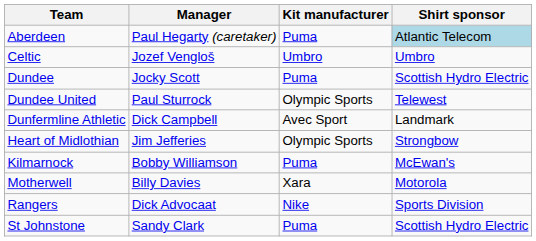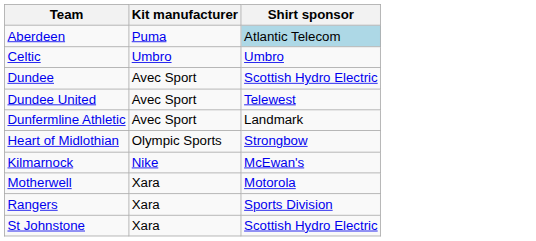- column: (204, 15)
(300, 78) Puma -> (164, 78) Avec Sport
(328, 99) Olympic Sports -> (164, 99) Avec Sport
(300, 162) Puma -> (145, 162) Nike
(296, 204) Nike -> (146, 204) Xara
(300, 225) Puma -> (146, 225) Xara
